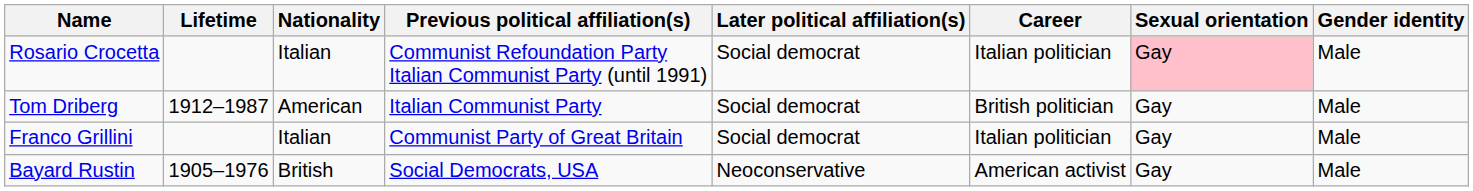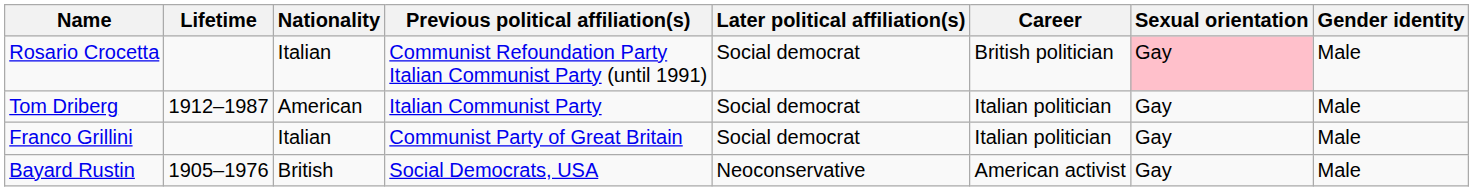(1043, 52) Italian politician -> (1044, 52) British politician
(1044, 106) British politician -> (1043, 106) Italian politician
